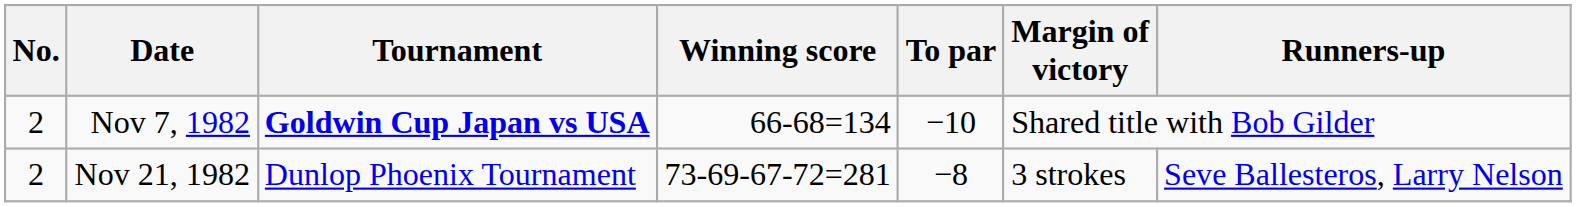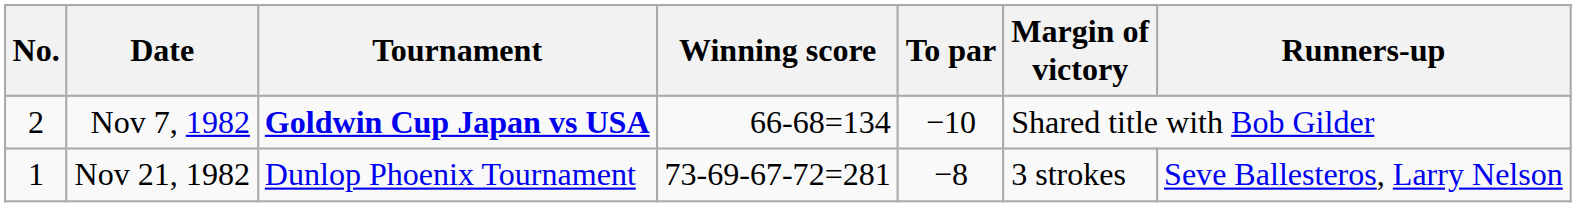(36, 174) 2 -> (36, 174) 1
